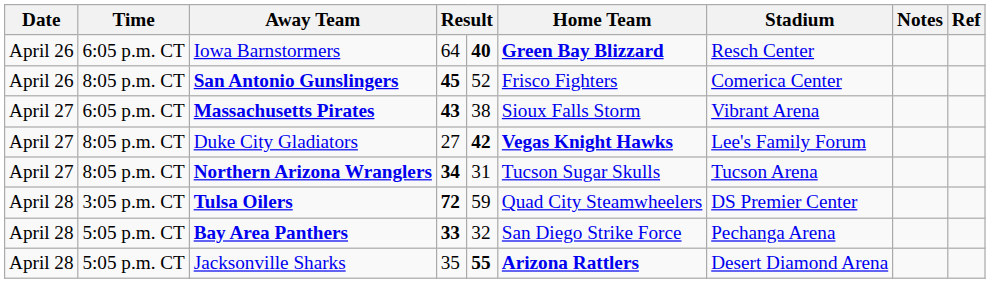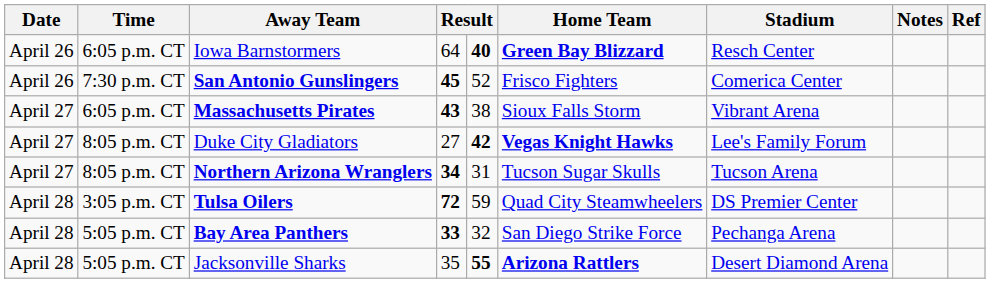(134, 80) 8:05 p.m. CT -> (134, 80) 7:30 p.m. CT
